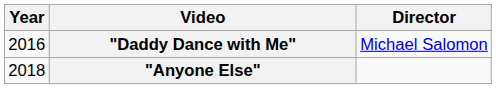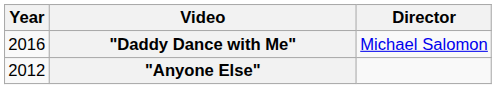(27, 70) 2018 -> (27, 70) 2012
